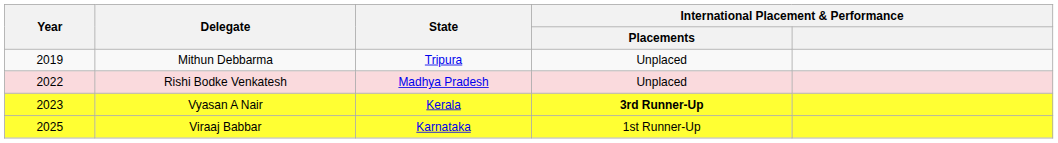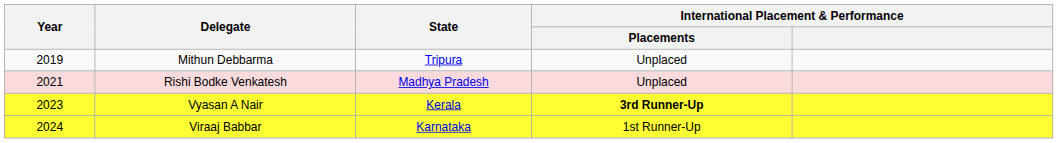(50, 83) 2022 -> (50, 83) 2021
(50, 127) 2025 -> (50, 127) 2024
